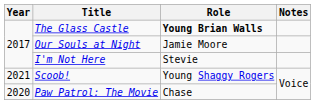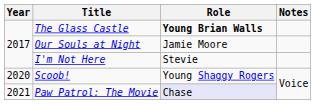(18, 76) 2021 -> (18, 76) 2020
(18, 92) 2020 -> (18, 92) 2021
(177, 92) no background -> (177, 92) lavender background
